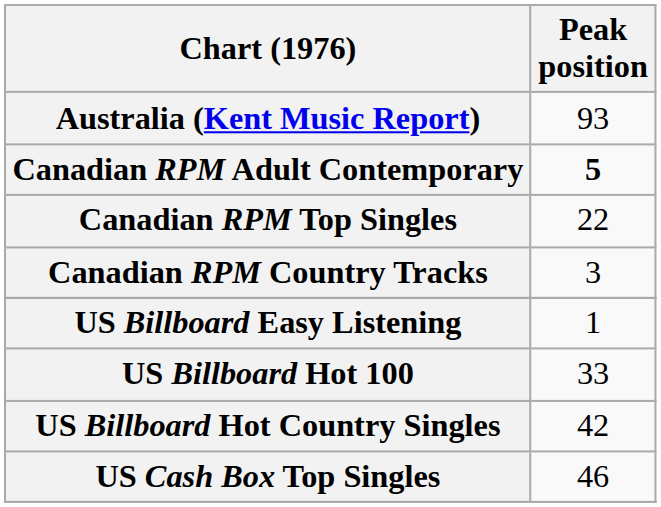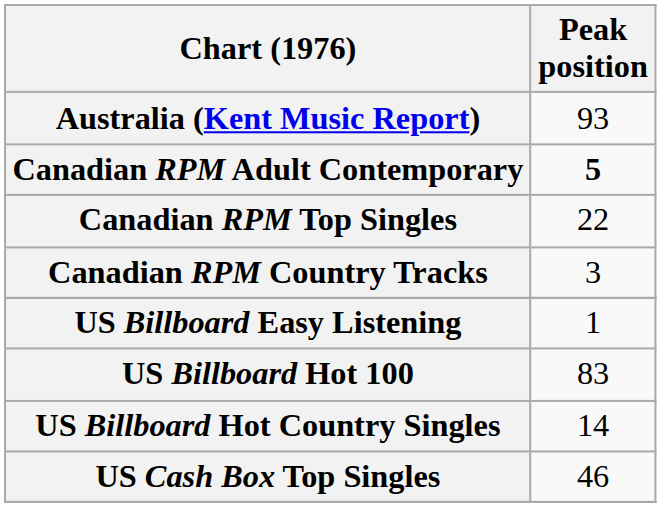(593, 374) 33 -> (593, 374) 83
(593, 425) 42 -> (593, 425) 14
